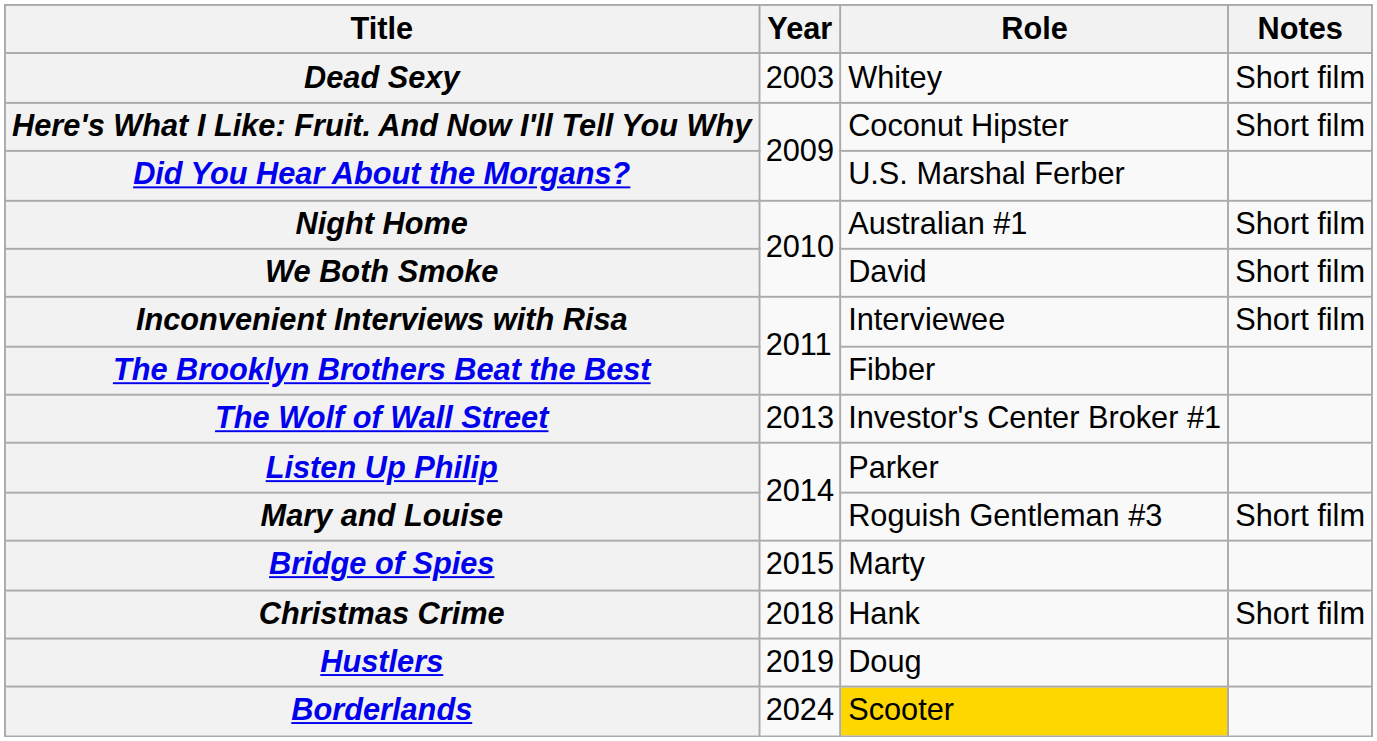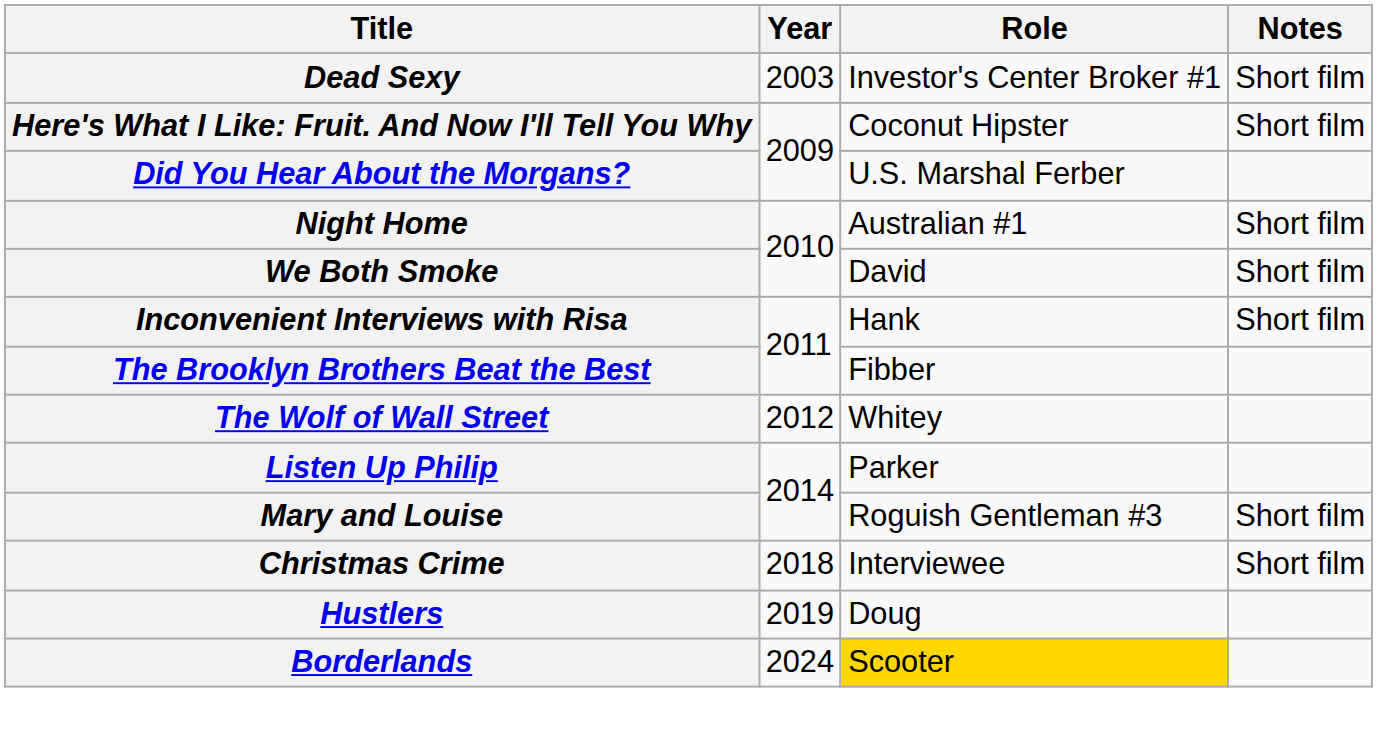(895, 77) Whitey -> (1035, 77) Investor's Center Broker #1
(927, 321) Interviewee -> (884, 321) Hank
(800, 418) 2013 -> (800, 418) 2012
(1035, 418) Investor's Center Broker #1 -> (895, 418) Whitey
- row: (382, 564)
(884, 613) Hank -> (927, 564) Interviewee
